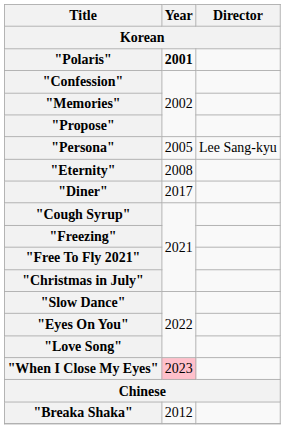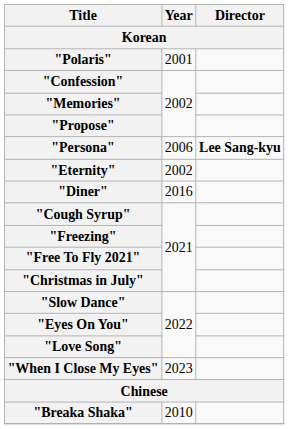(179, 59) bold -> (179, 59) normal
(179, 147) 2005 -> (179, 147) 2006
(238, 147) normal -> (240, 147) bold
(179, 170) 2008 -> (179, 170) 2002
(179, 192) 2017 -> (179, 192) 2016
(179, 368) pink background -> (179, 368) no background
(179, 412) 2012 -> (179, 412) 2010
